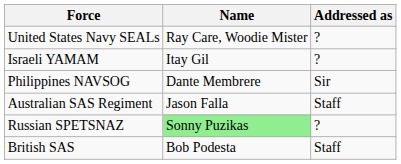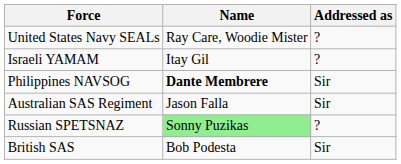(213, 81) normal -> (217, 81) bold
(327, 103) Staff -> (322, 103) Sir
(327, 147) Staff -> (322, 147) Sir
